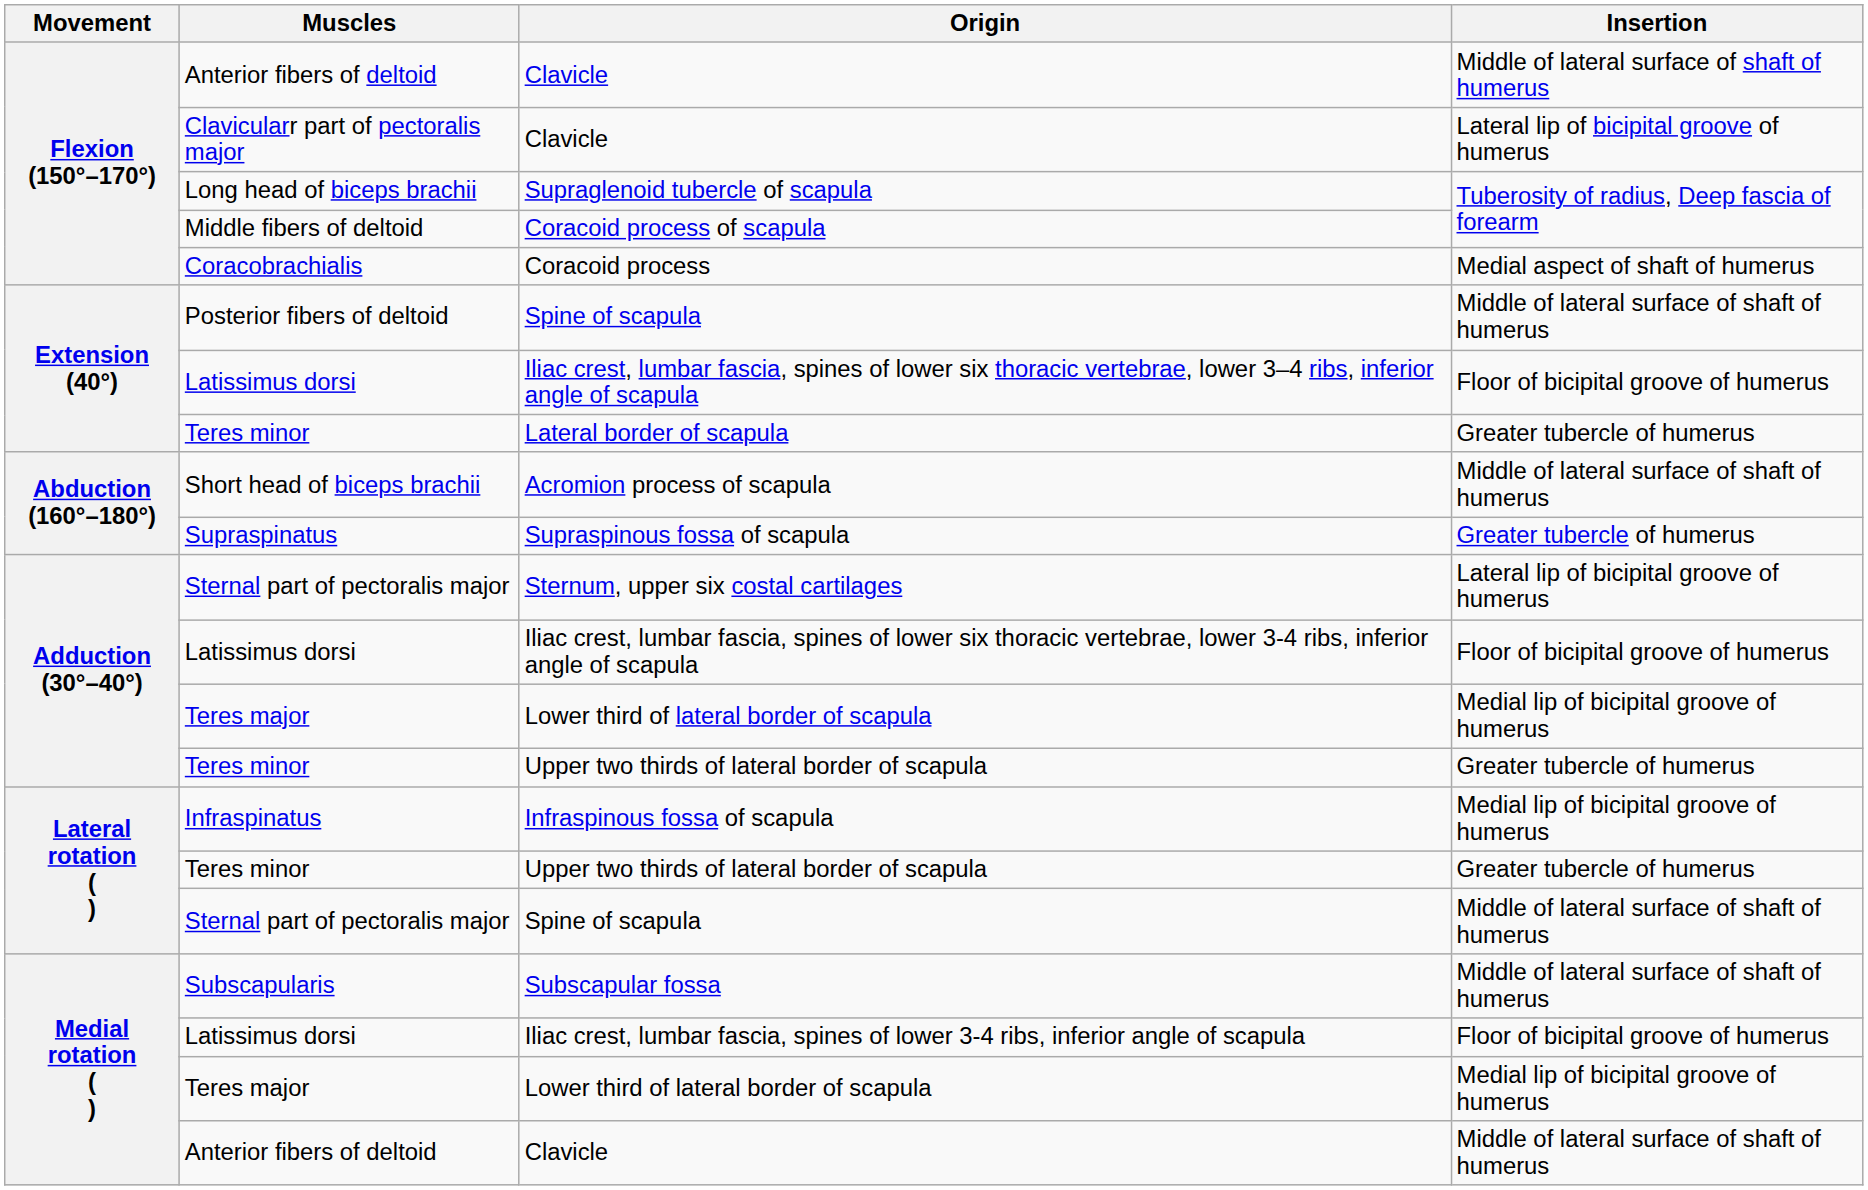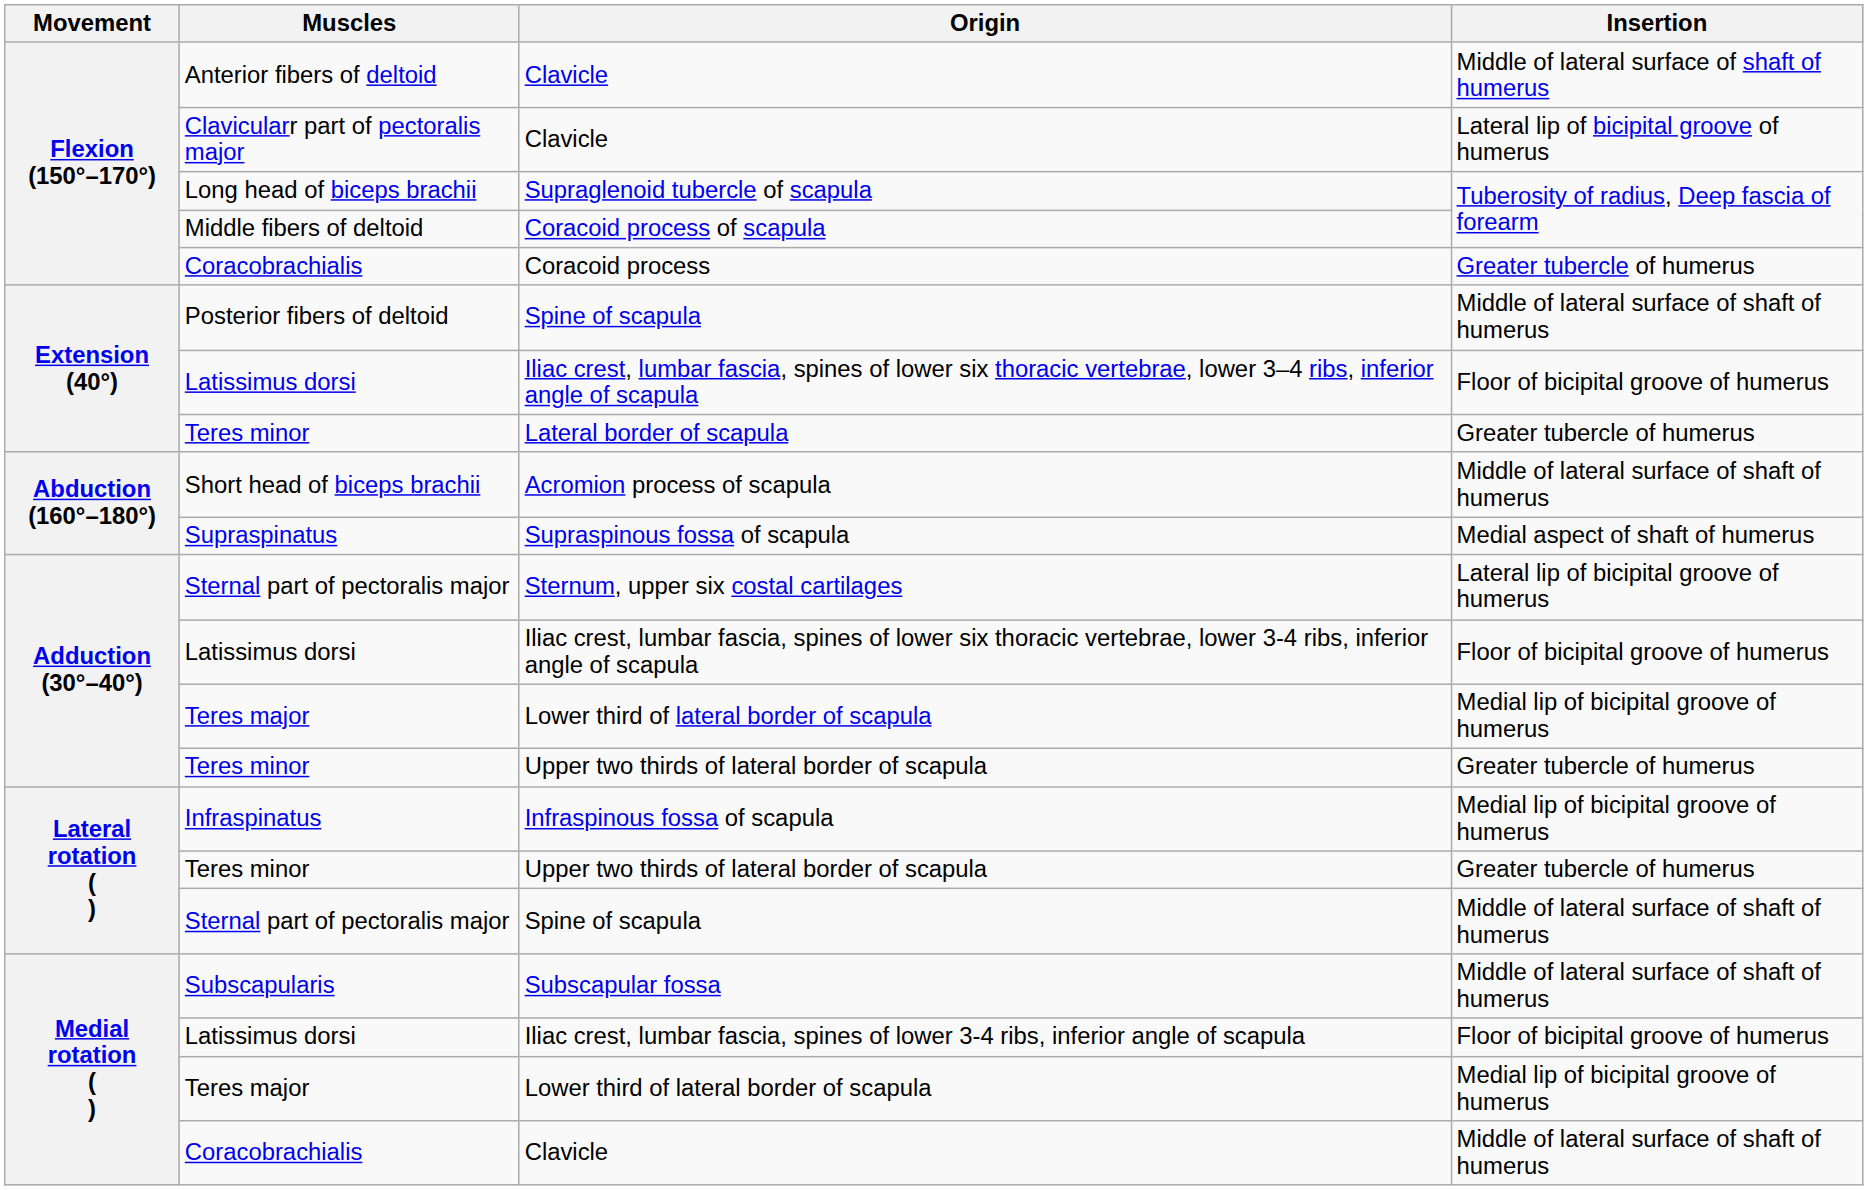(1635, 266) Medial aspect of shaft of humerus -> (1606, 266) Greater tubercle of humerus
(1606, 535) Greater tubercle of humerus -> (1635, 535) Medial aspect of shaft of humerus
(311, 1152) Anterior fibers of deltoid -> (274, 1152) Coracobrachialis
